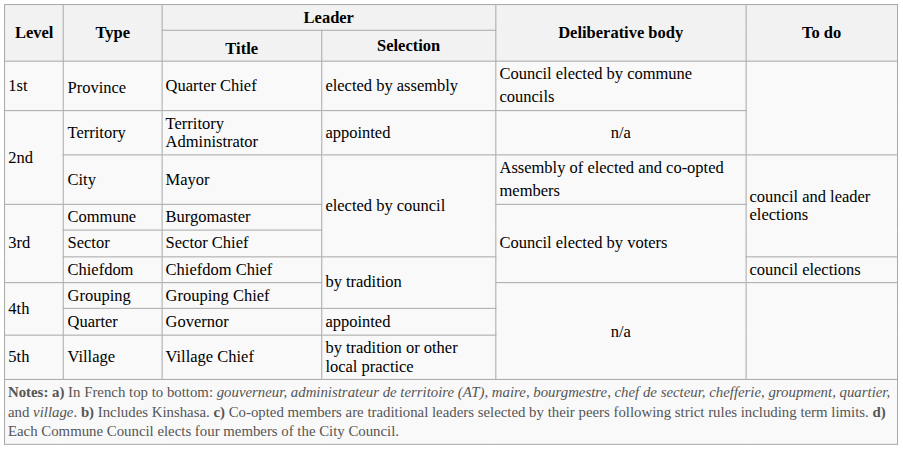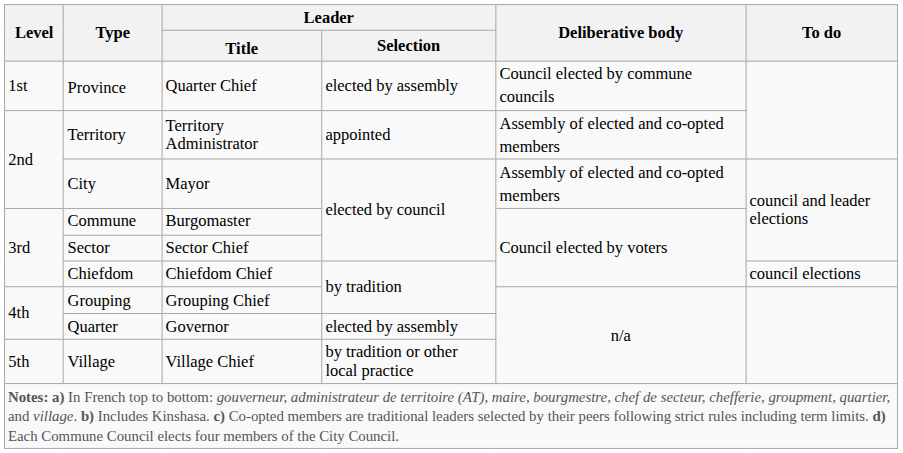(621, 132) n/a -> (612, 134) Assembly of elected and co-opted members
(358, 321) appointed -> (392, 326) elected by assembly
